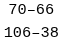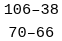rows swapped: (31, 33) <-> (31, 10)
